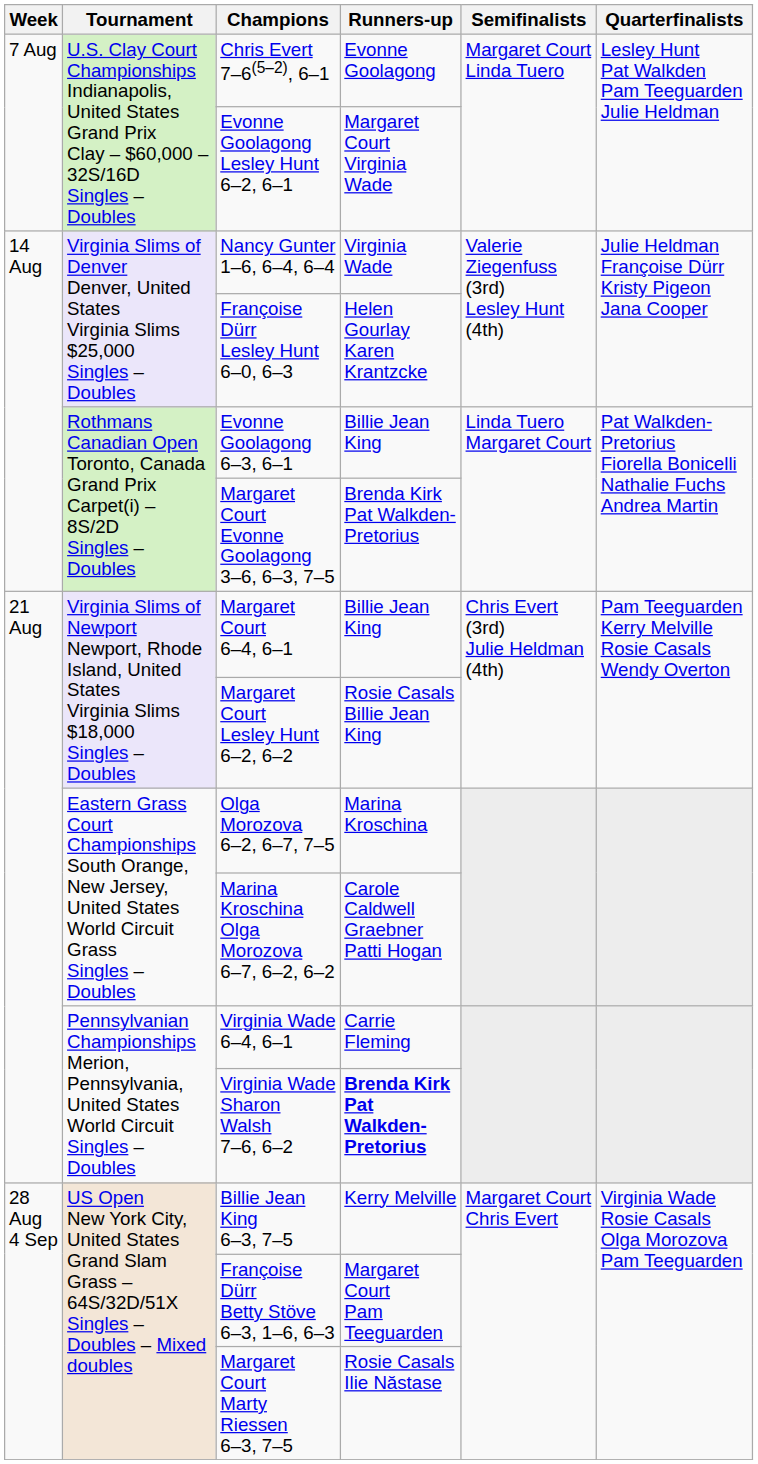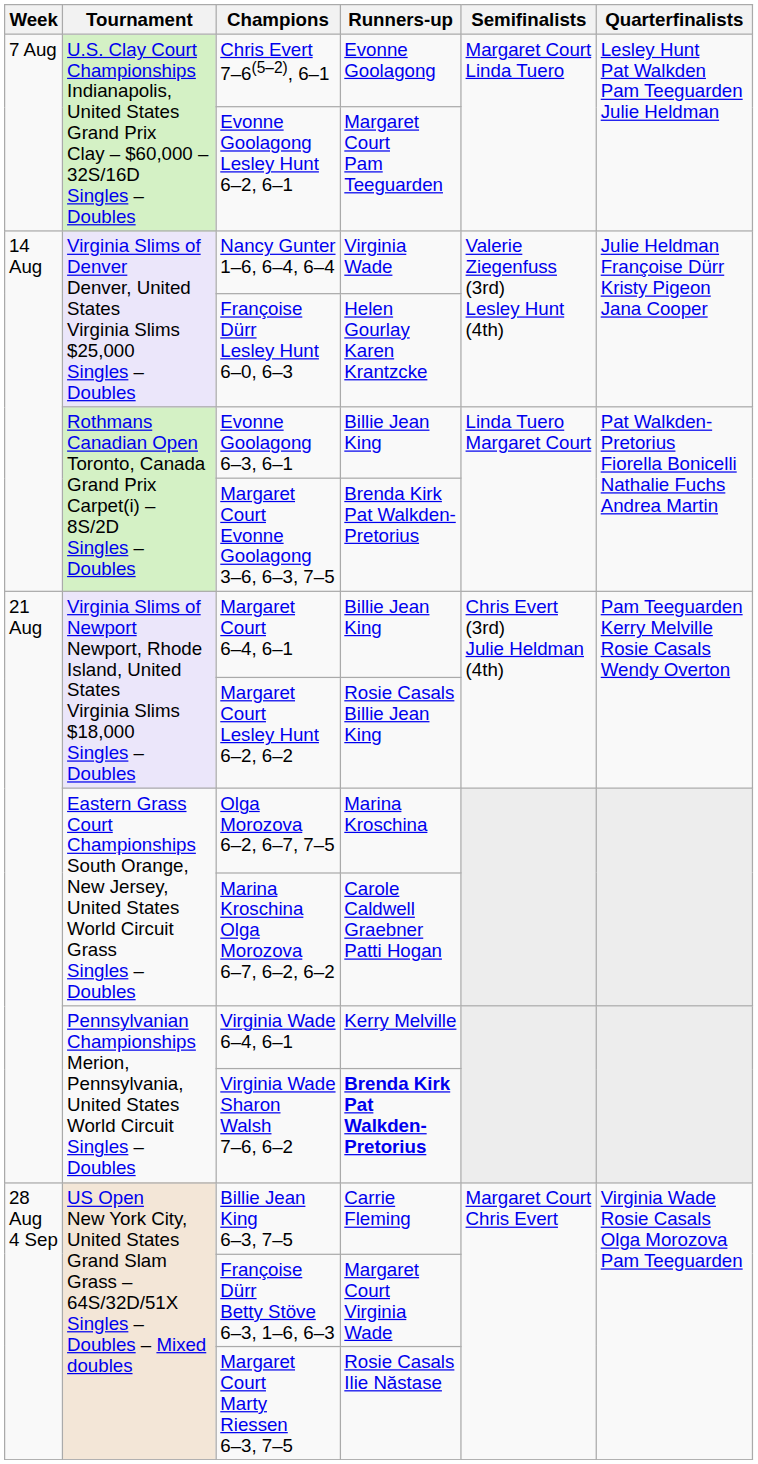(382, 153) Margaret Court Virginia Wade -> (394, 153) Margaret Court Pam Teeguarden
(378, 1032) Carrie Fleming -> (400, 1021) Kerry Melville
(400, 1197) Kerry Melville -> (378, 1208) Carrie Fleming
(394, 1300) Margaret Court Pam Teeguarden -> (382, 1300) Margaret Court Virginia Wade
